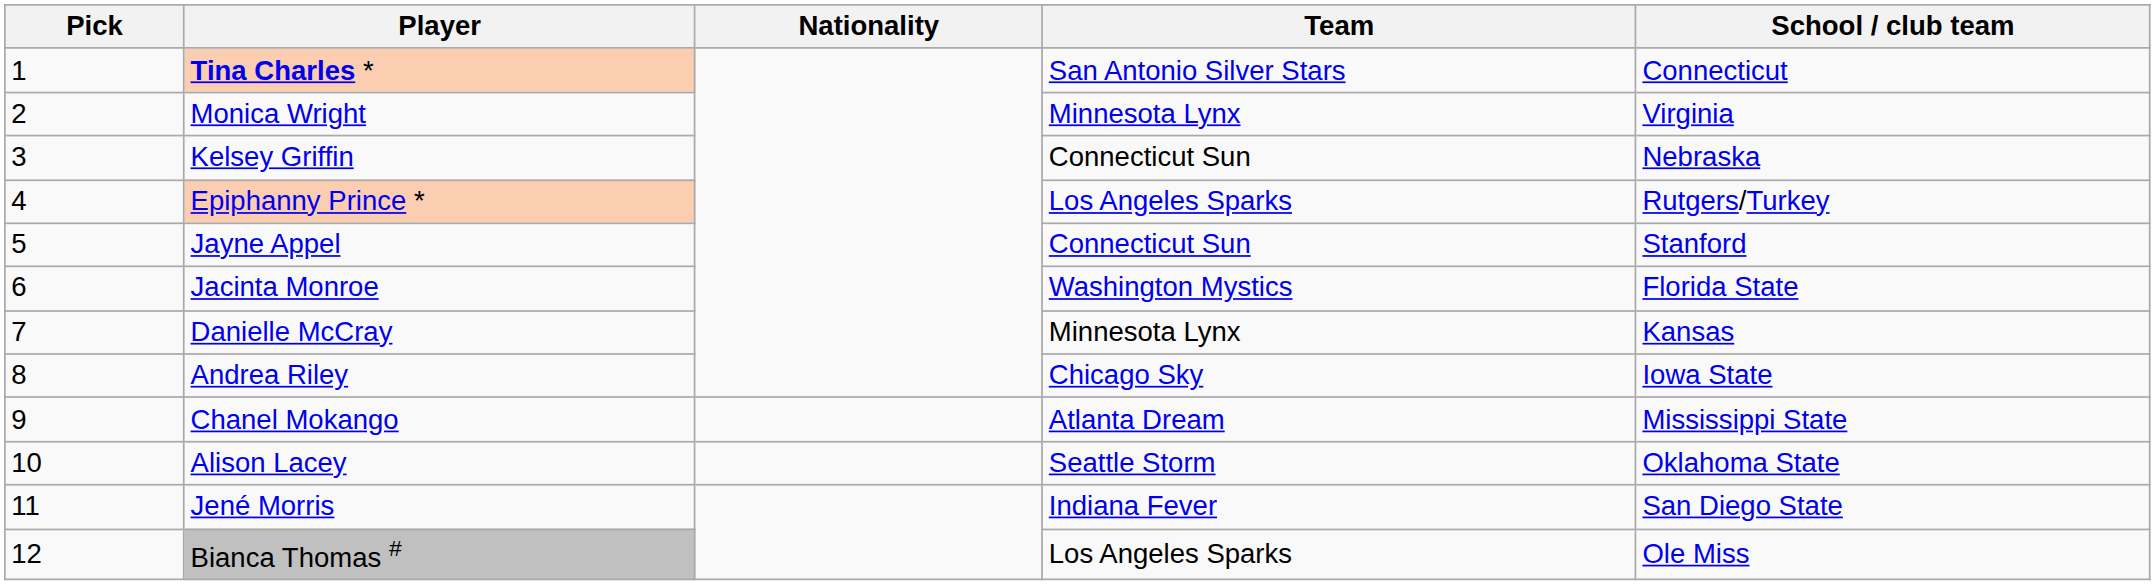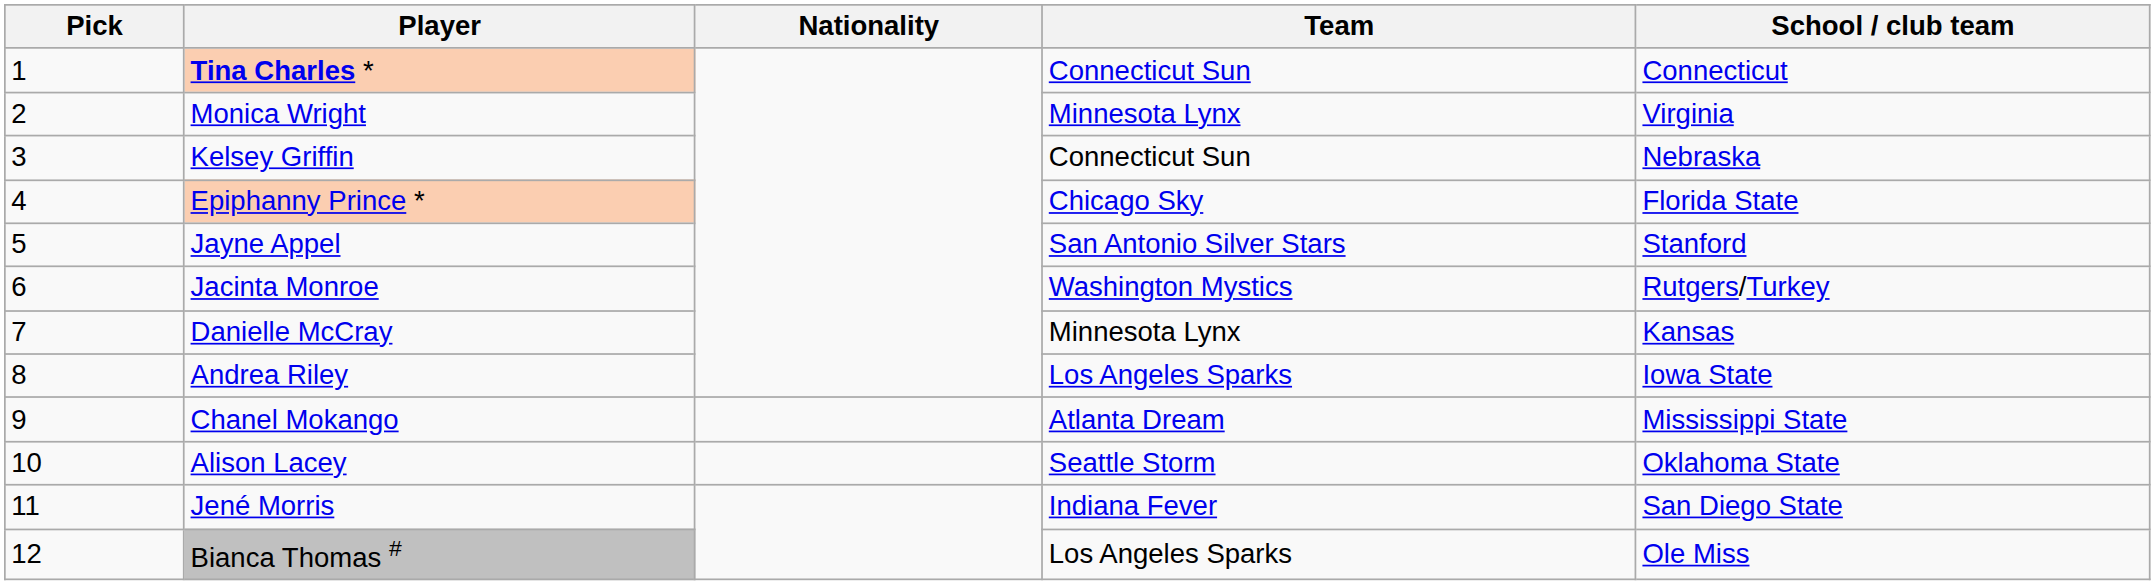(1197, 69) San Antonio Silver Stars -> (1150, 69) Connecticut Sun
(1170, 200) Los Angeles Sparks -> (1126, 200) Chicago Sky
(1736, 200) Rutgers/Turkey -> (1720, 200) Florida State
(1150, 244) Connecticut Sun -> (1197, 244) San Antonio Silver Stars
(1720, 288) Florida State -> (1736, 288) Rutgers/Turkey
(1126, 375) Chicago Sky -> (1170, 375) Los Angeles Sparks
